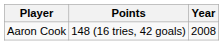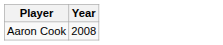- column: (129, 13)
